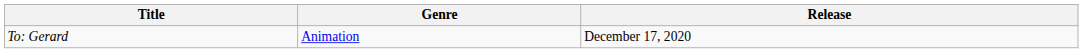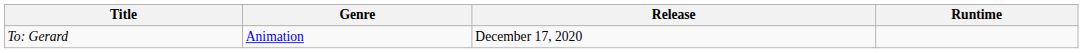+ column: (977, 15)
